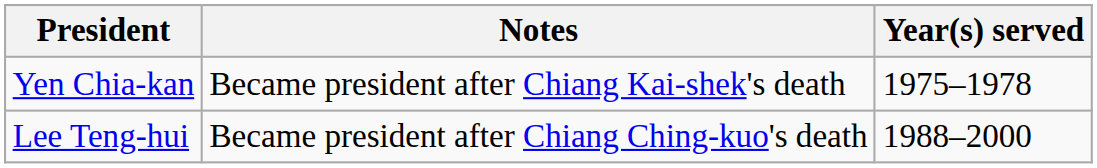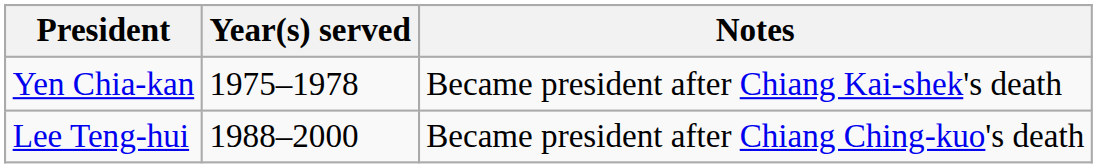columns swapped: (984, 30) <-> (539, 30)
